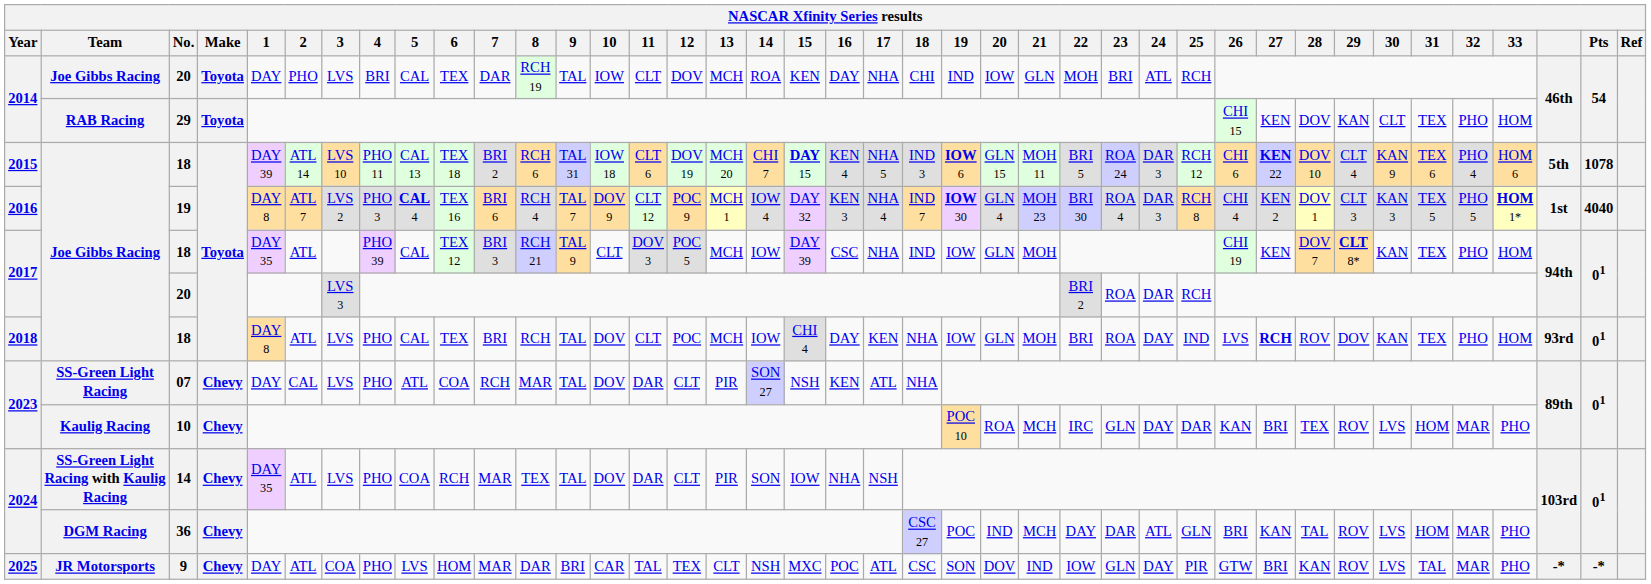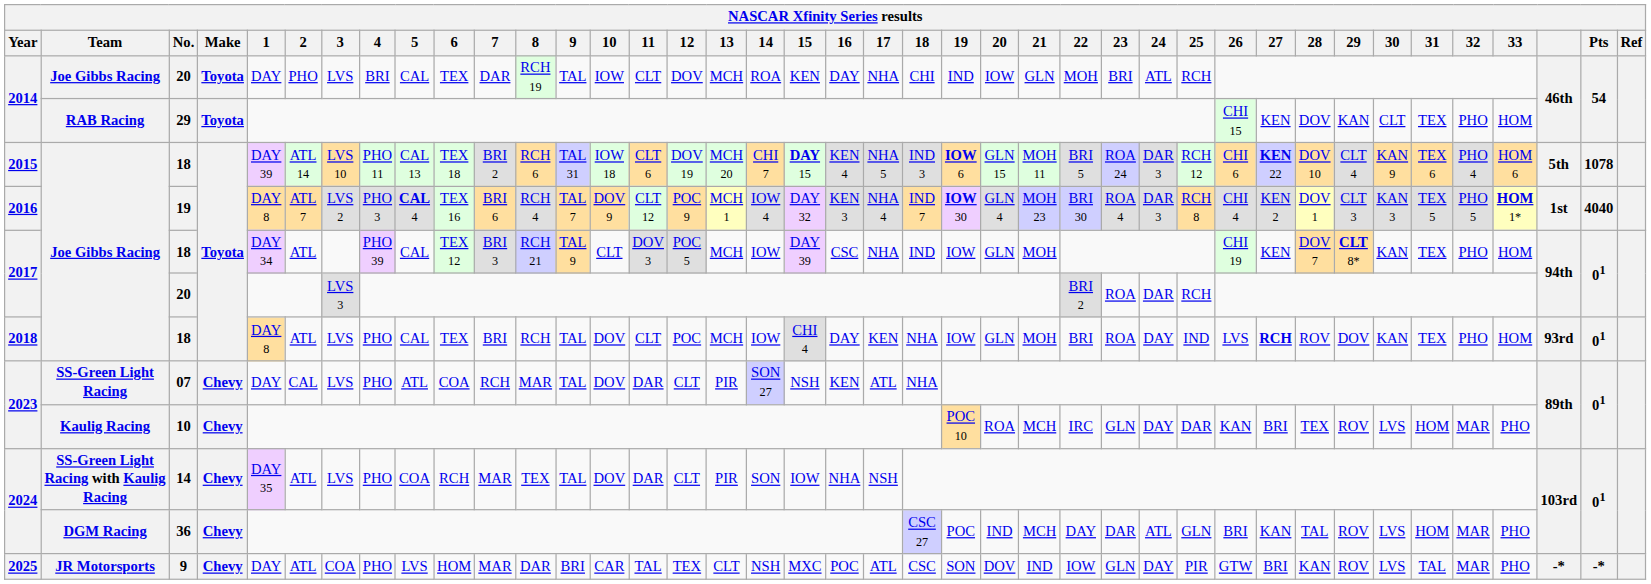(266, 251) DAY 35 -> (266, 251) DAY 34
